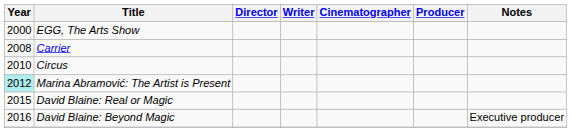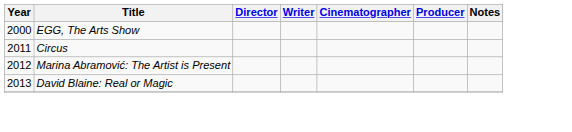- row: (53, 48)
(19, 65) 2010 -> (19, 48) 2011
(19, 83) paleturquoise background -> (19, 65) no background
(19, 100) 2015 -> (19, 83) 2013
- row: (106, 118)
